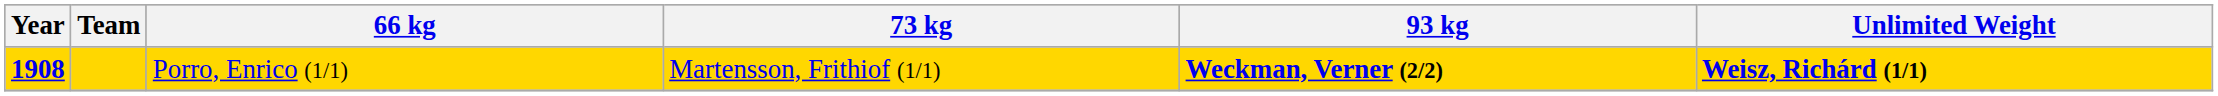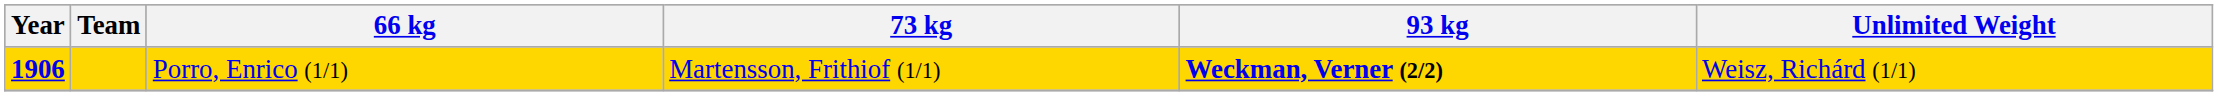(38, 68) 1908 -> (38, 68) 1906
(1814, 68) bold -> (1809, 68) normal
